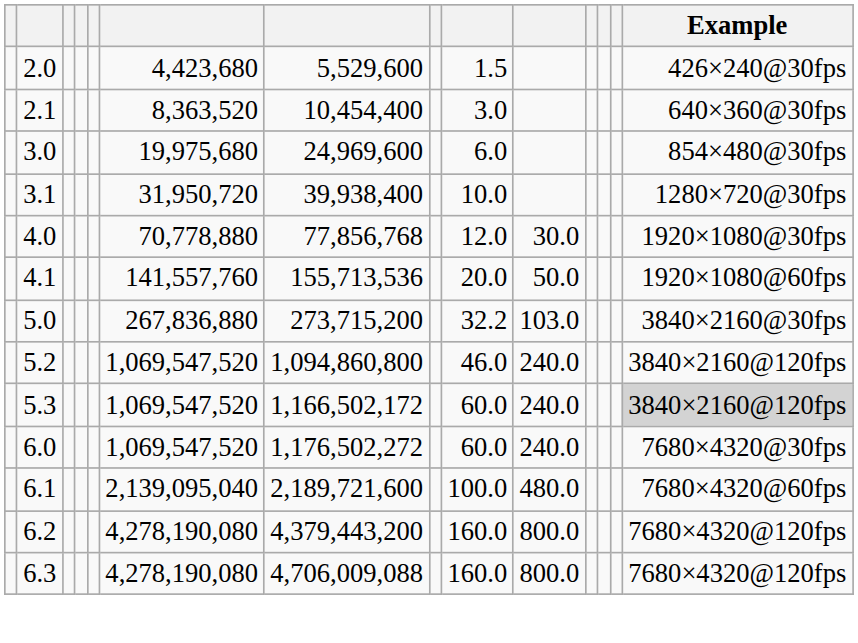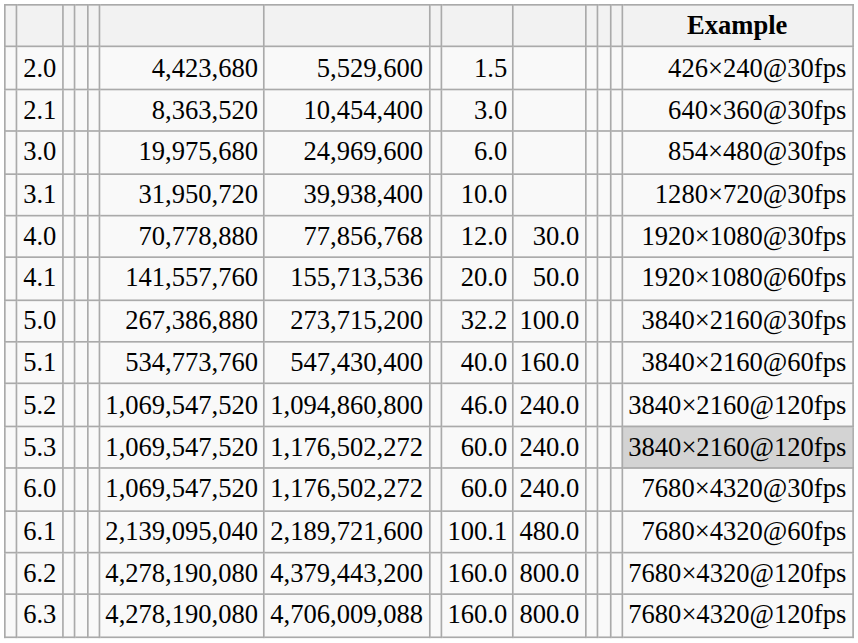(192, 320) 267,836,880 -> (192, 320) 267,386,880
(549, 320) 103.0 -> (549, 320) 100.0
+ row: (40, 362)
(347, 404) 1,166,502,172 -> (347, 446) 1,176,502,272
(477, 488) 100.0 -> (477, 531) 100.1
